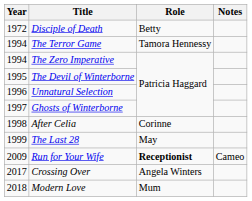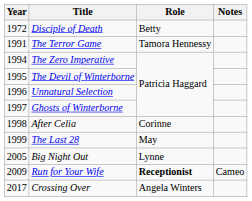(17, 44) 1994 -> (17, 44) 1991
+ row: (60, 156)
- row: (58, 188)
